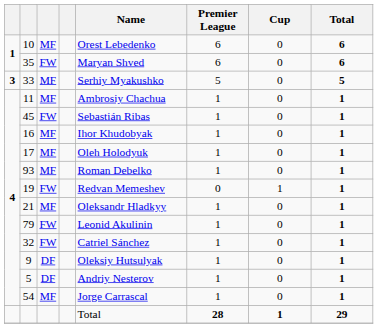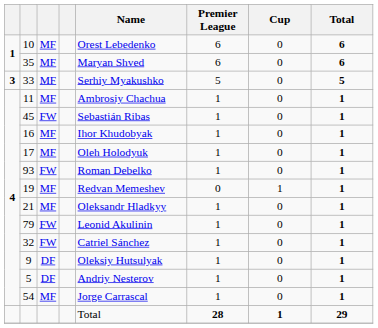(48, 62) FW -> (48, 62) MF
(48, 170) MF -> (48, 170) FW
(48, 188) FW -> (48, 188) MF
